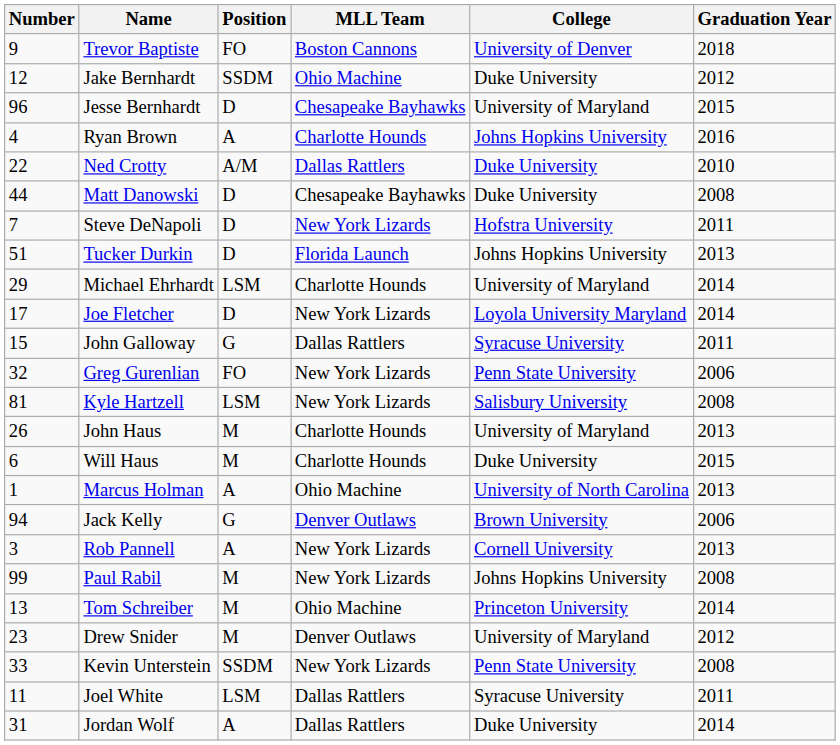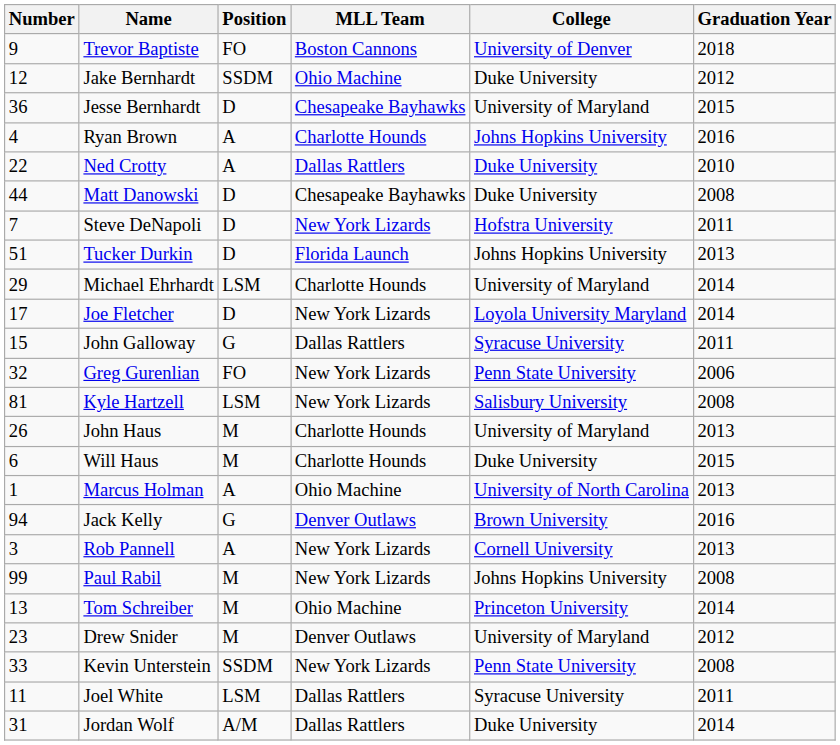(18, 107) 96 -> (18, 107) 36
(240, 166) A/M -> (229, 166) A
(716, 519) 2006 -> (716, 519) 2016
(229, 725) A -> (240, 725) A/M
